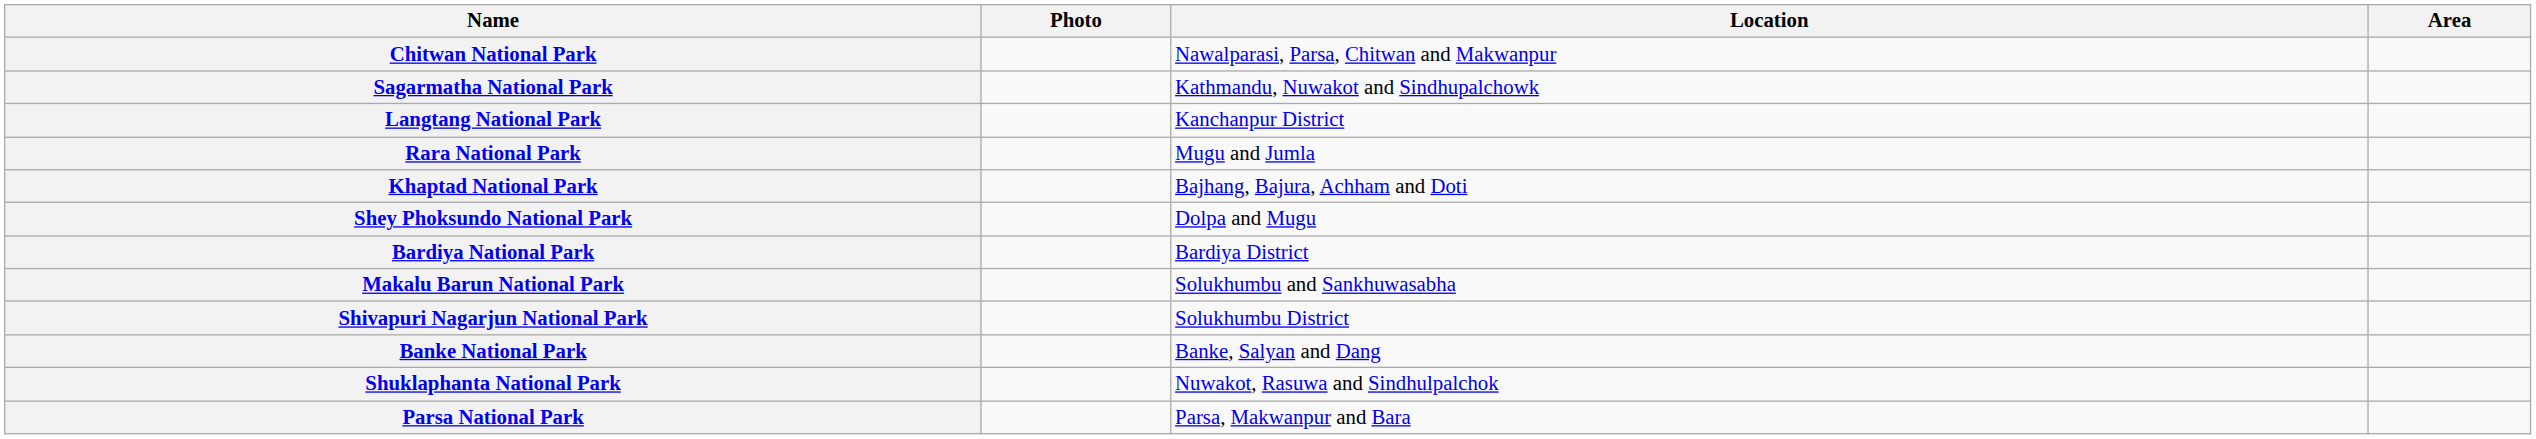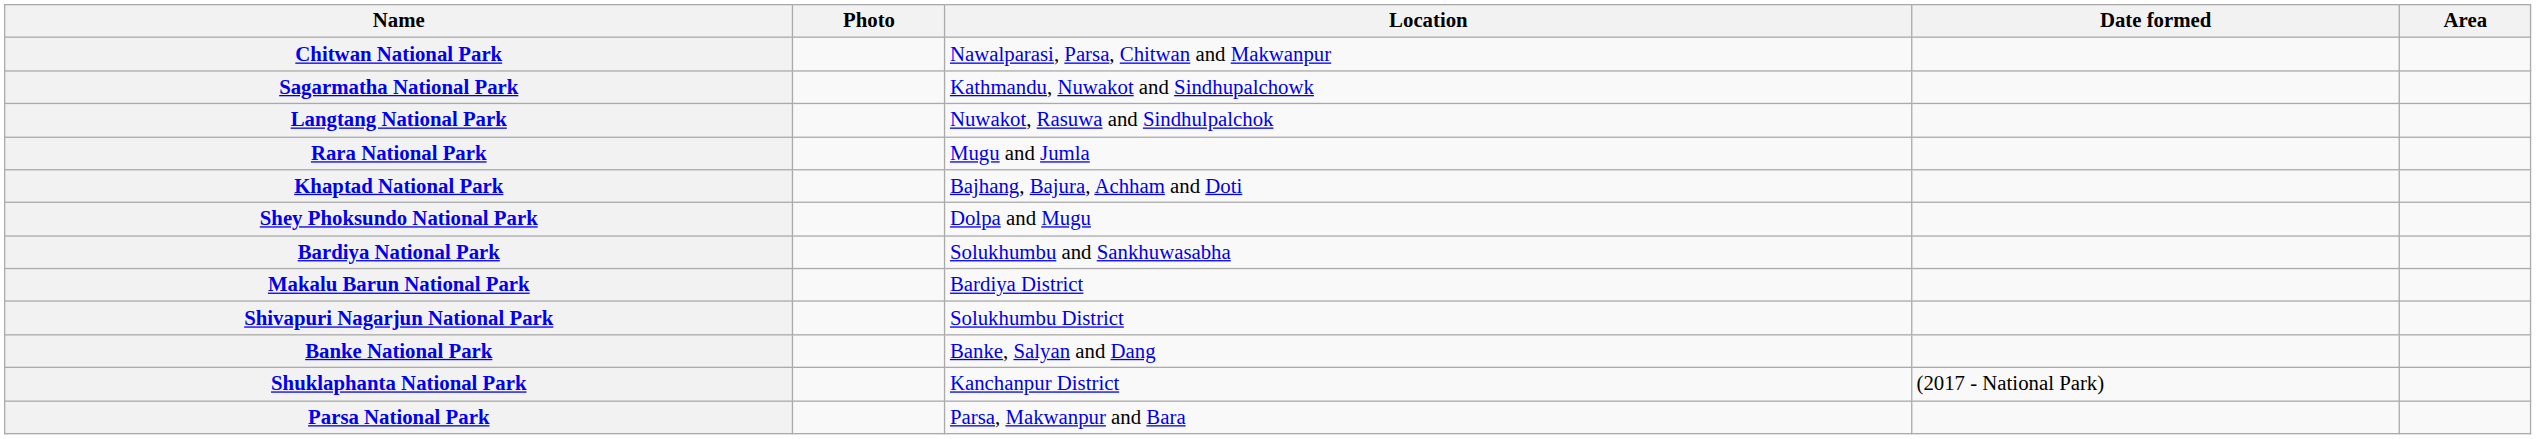+ column: (2156, 20)
(1260, 119) Kanchanpur District -> (1112, 119) Nuwakot, Rasuwa and Sindhulpalchok
(1242, 251) Bardiya District -> (1090, 251) Solukhumbu and Sankhuwasabha
(1315, 284) Solukhumbu and Sankhuwasabha -> (1017, 284) Bardiya District
(1337, 383) Nuwakot, Rasuwa and Sindhulpalchok -> (1035, 383) Kanchanpur District
